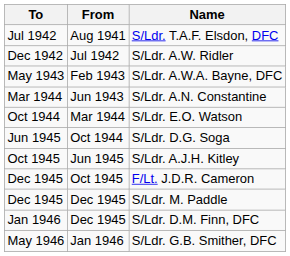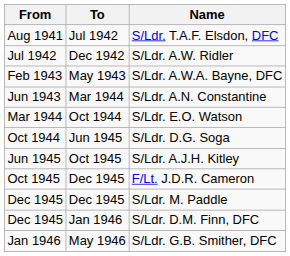columns swapped: (98, 14) <-> (36, 14)
